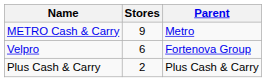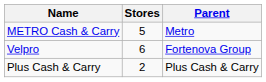(142, 31) 9 -> (142, 31) 5
